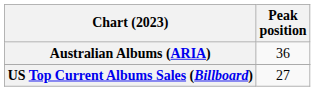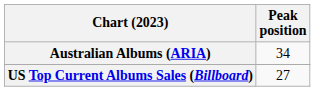(283, 53) 36 -> (283, 53) 34
